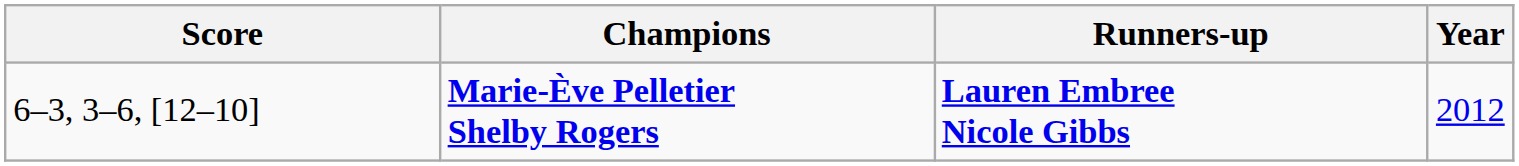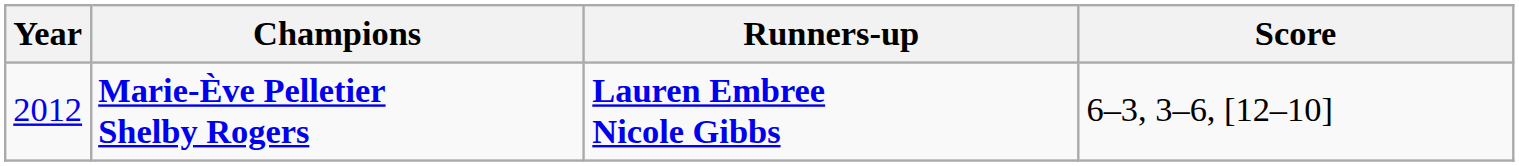columns swapped: (1470, 33) <-> (222, 33)
